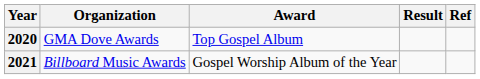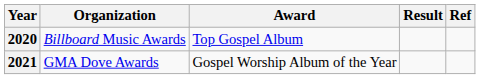(101, 39) GMA Dove Awards -> (115, 39) Billboard Music Awards
(115, 62) Billboard Music Awards -> (101, 62) GMA Dove Awards
